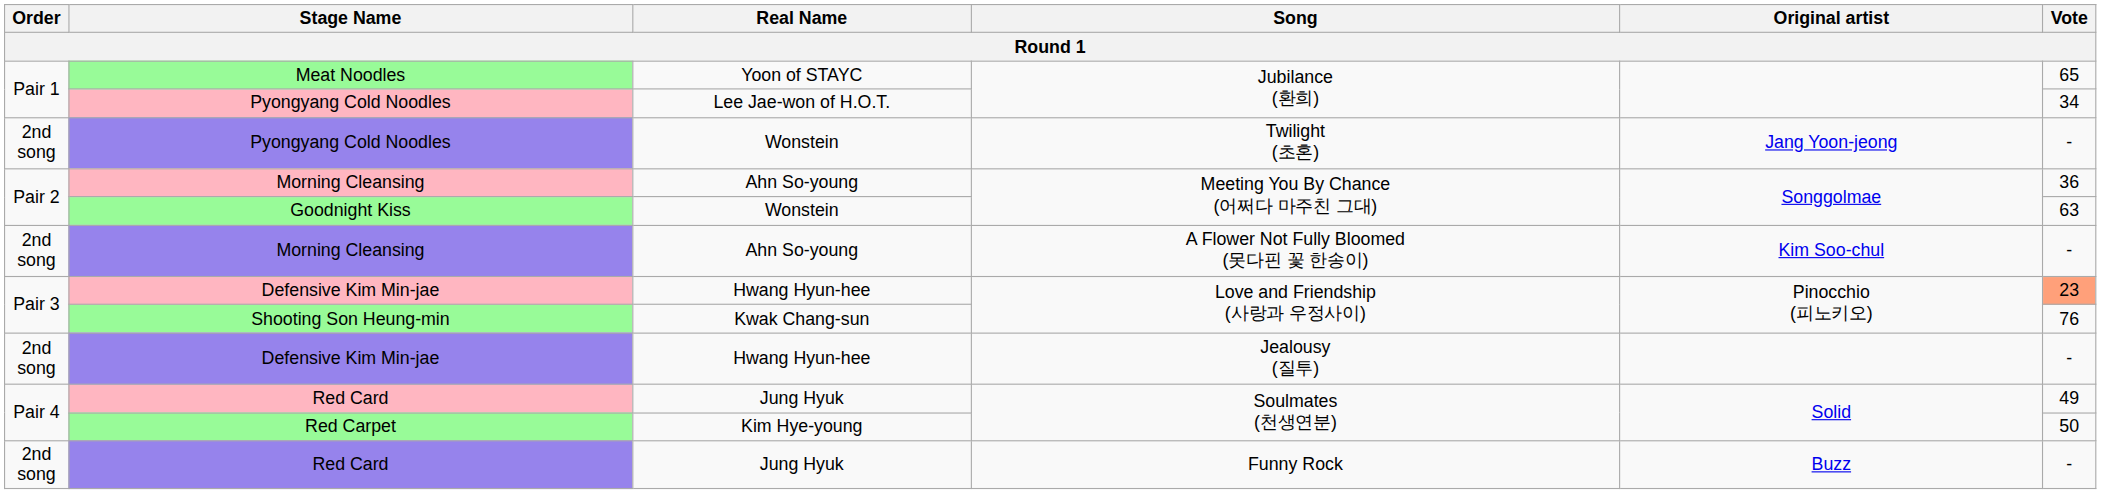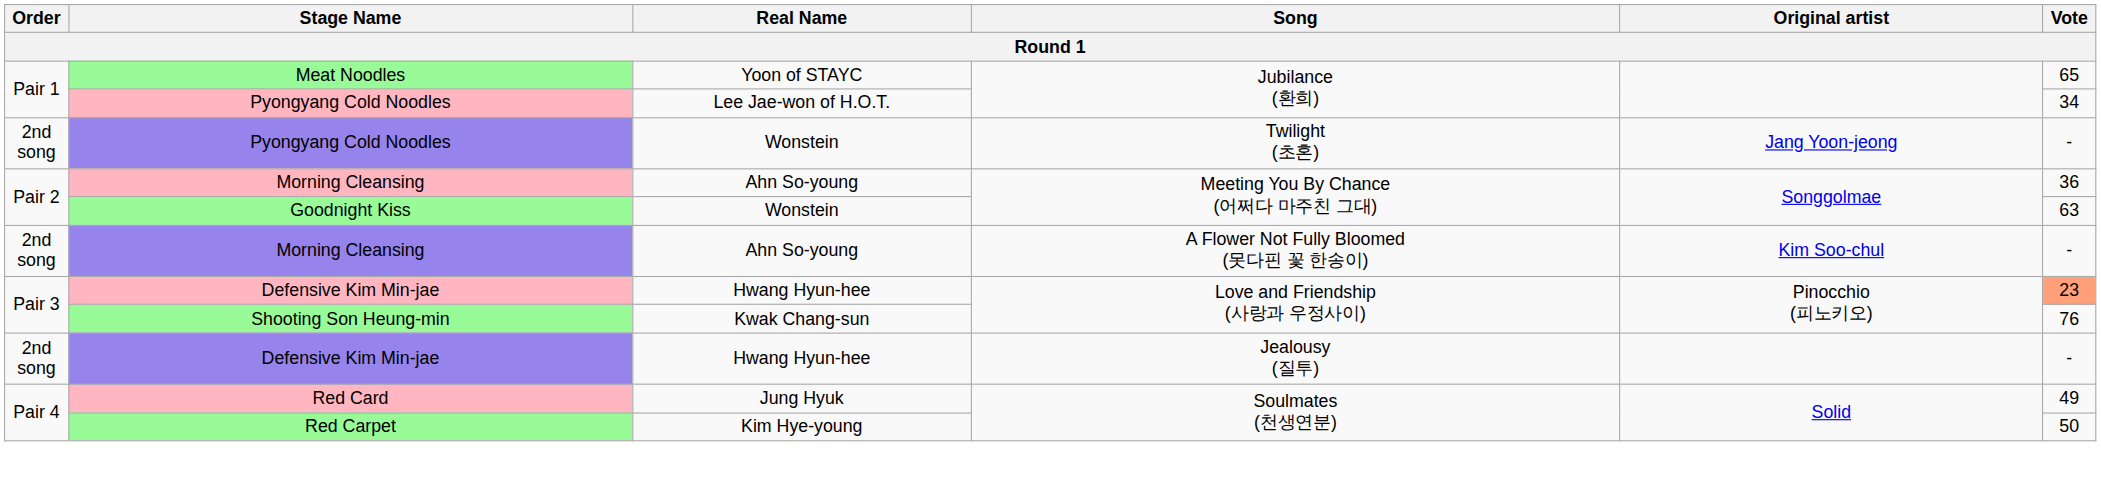- row: (350, 464)
